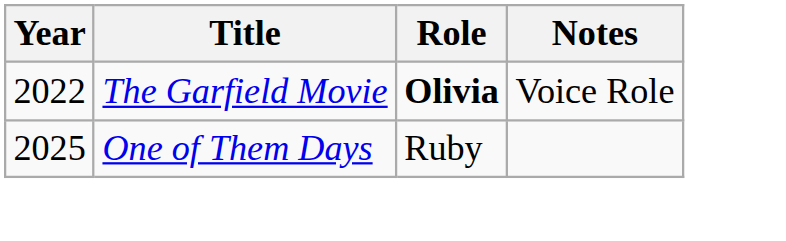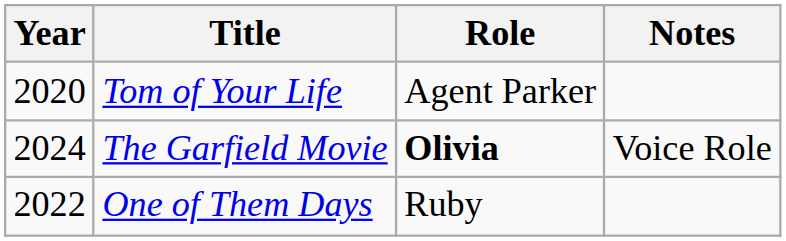+ row: (222, 90)
(50, 90) 2022 -> (50, 147) 2024
(50, 147) 2025 -> (50, 205) 2022
